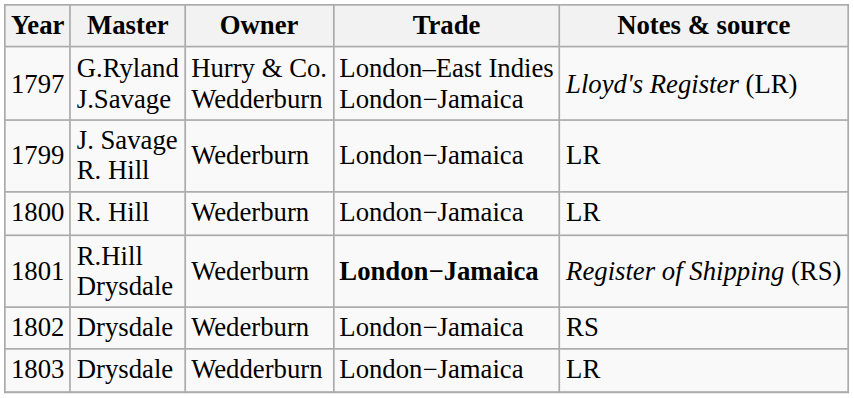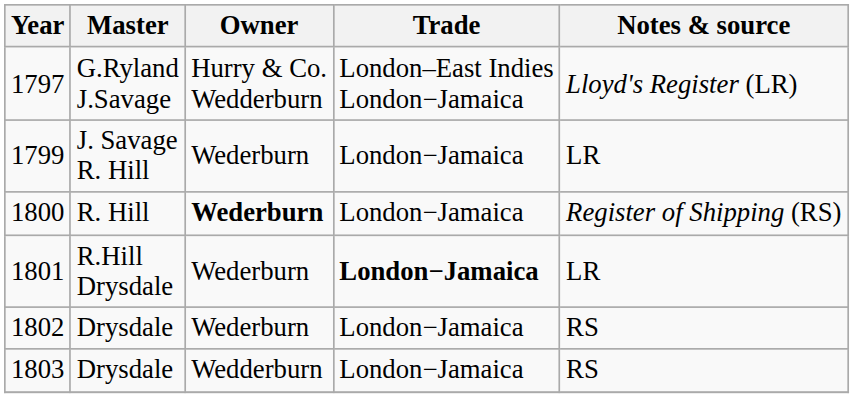(250, 212) normal -> (257, 212) bold
(583, 212) LR -> (704, 212) Register of Shipping (RS)
(704, 270) Register of Shipping (RS) -> (583, 270) LR
(583, 370) LR -> (582, 370) RS
